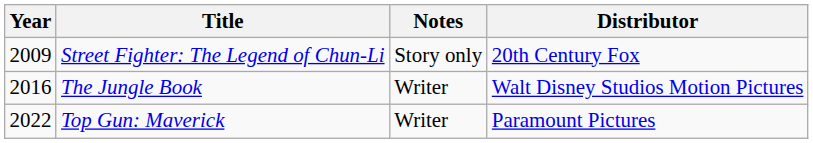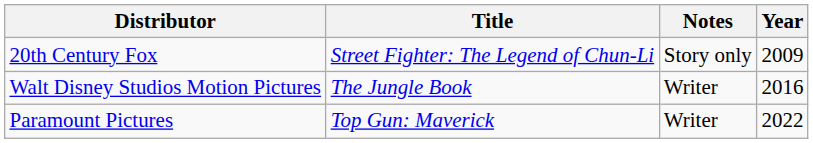columns swapped: (30, 21) <-> (648, 21)
